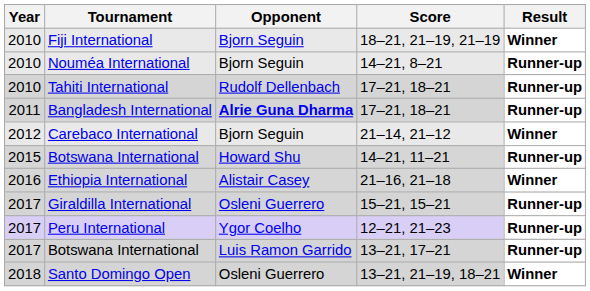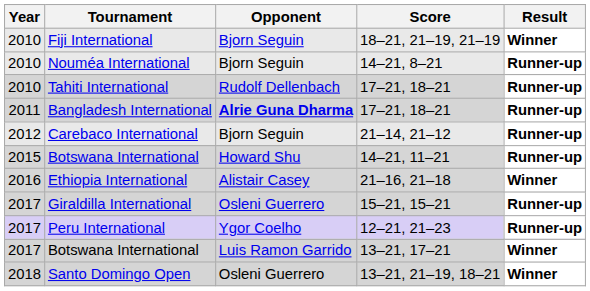(532, 134) Winner -> (545, 134) Runner-up
(545, 251) Runner-up -> (532, 251) Winner
